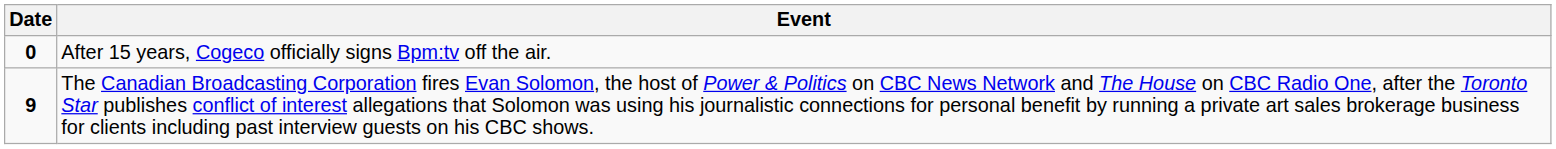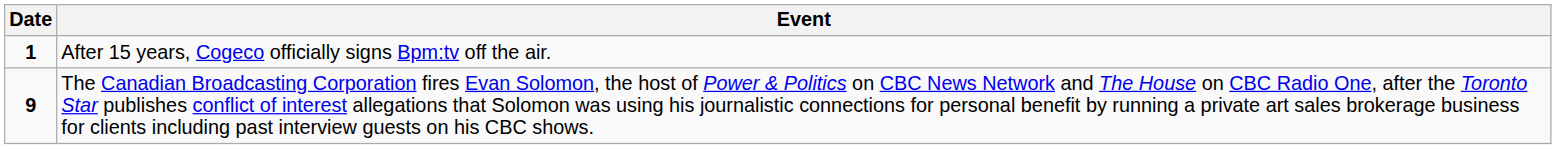(31, 51) 0 -> (31, 51) 1
